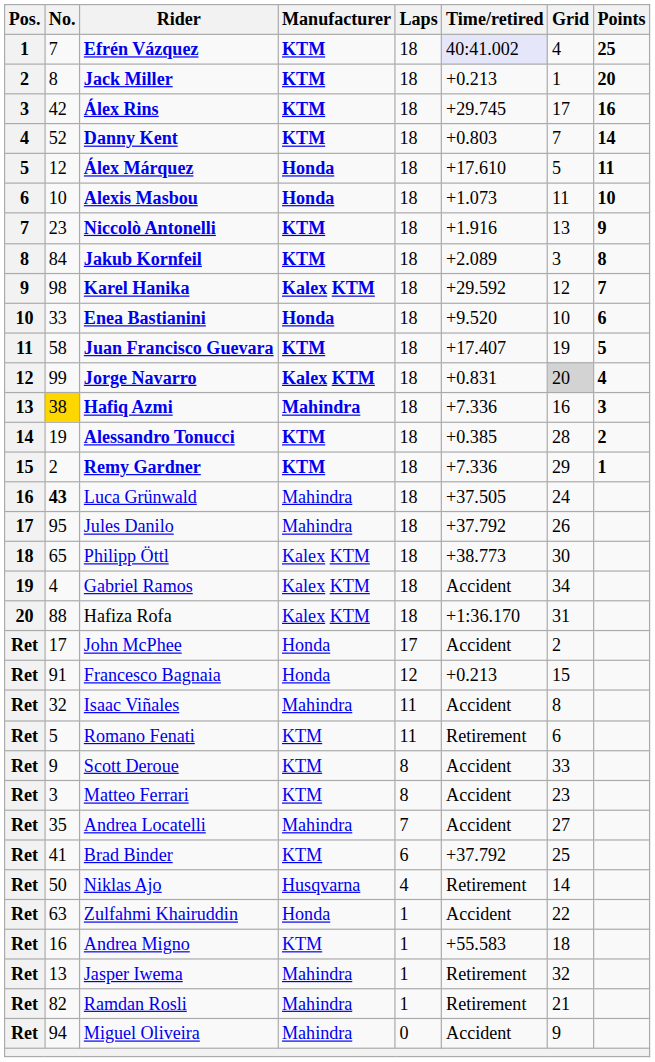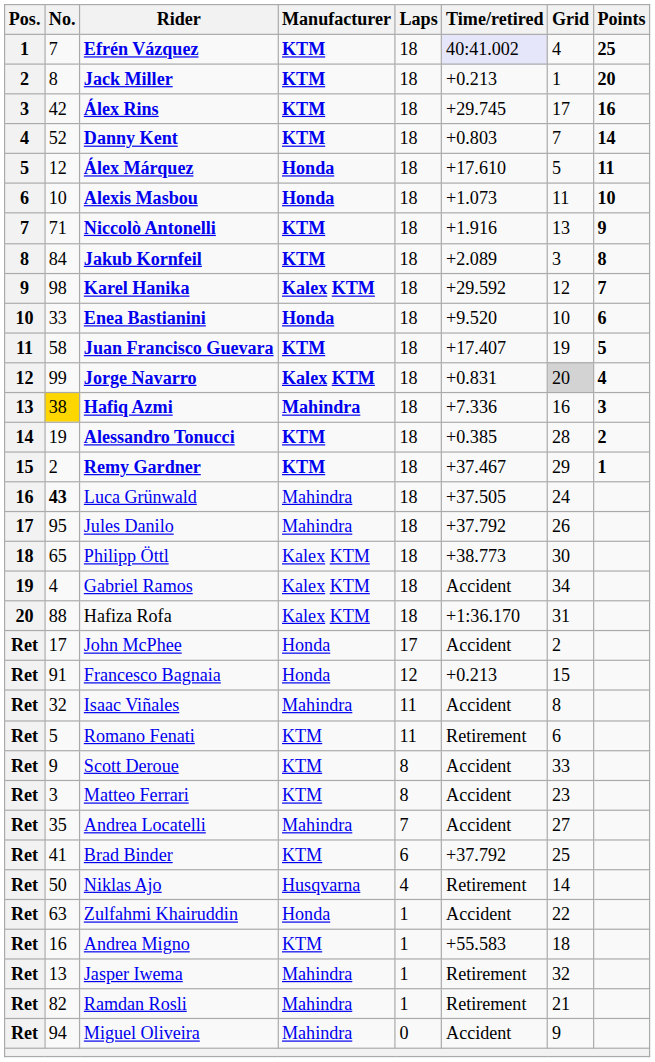(58, 228) 23 -> (58, 228) 71
(472, 466) +7.336 -> (476, 466) +37.467
